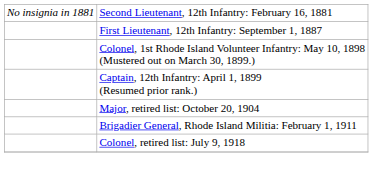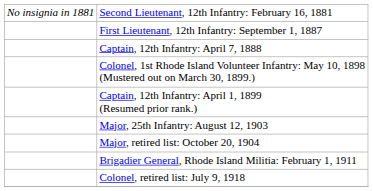+ row: (180, 48)
+ row: (184, 125)
